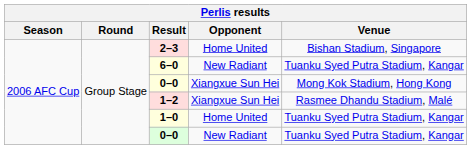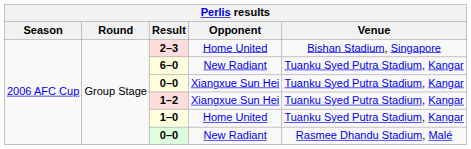(374, 83) Mong Kok Stadium, Hong Kong -> (374, 83) Tuanku Syed Putra Stadium, Kangar
(374, 100) Rasmee Dhandu Stadium, Malé -> (374, 100) Tuanku Syed Putra Stadium, Kangar
(374, 135) Tuanku Syed Putra Stadium, Kangar -> (374, 135) Rasmee Dhandu Stadium, Malé
